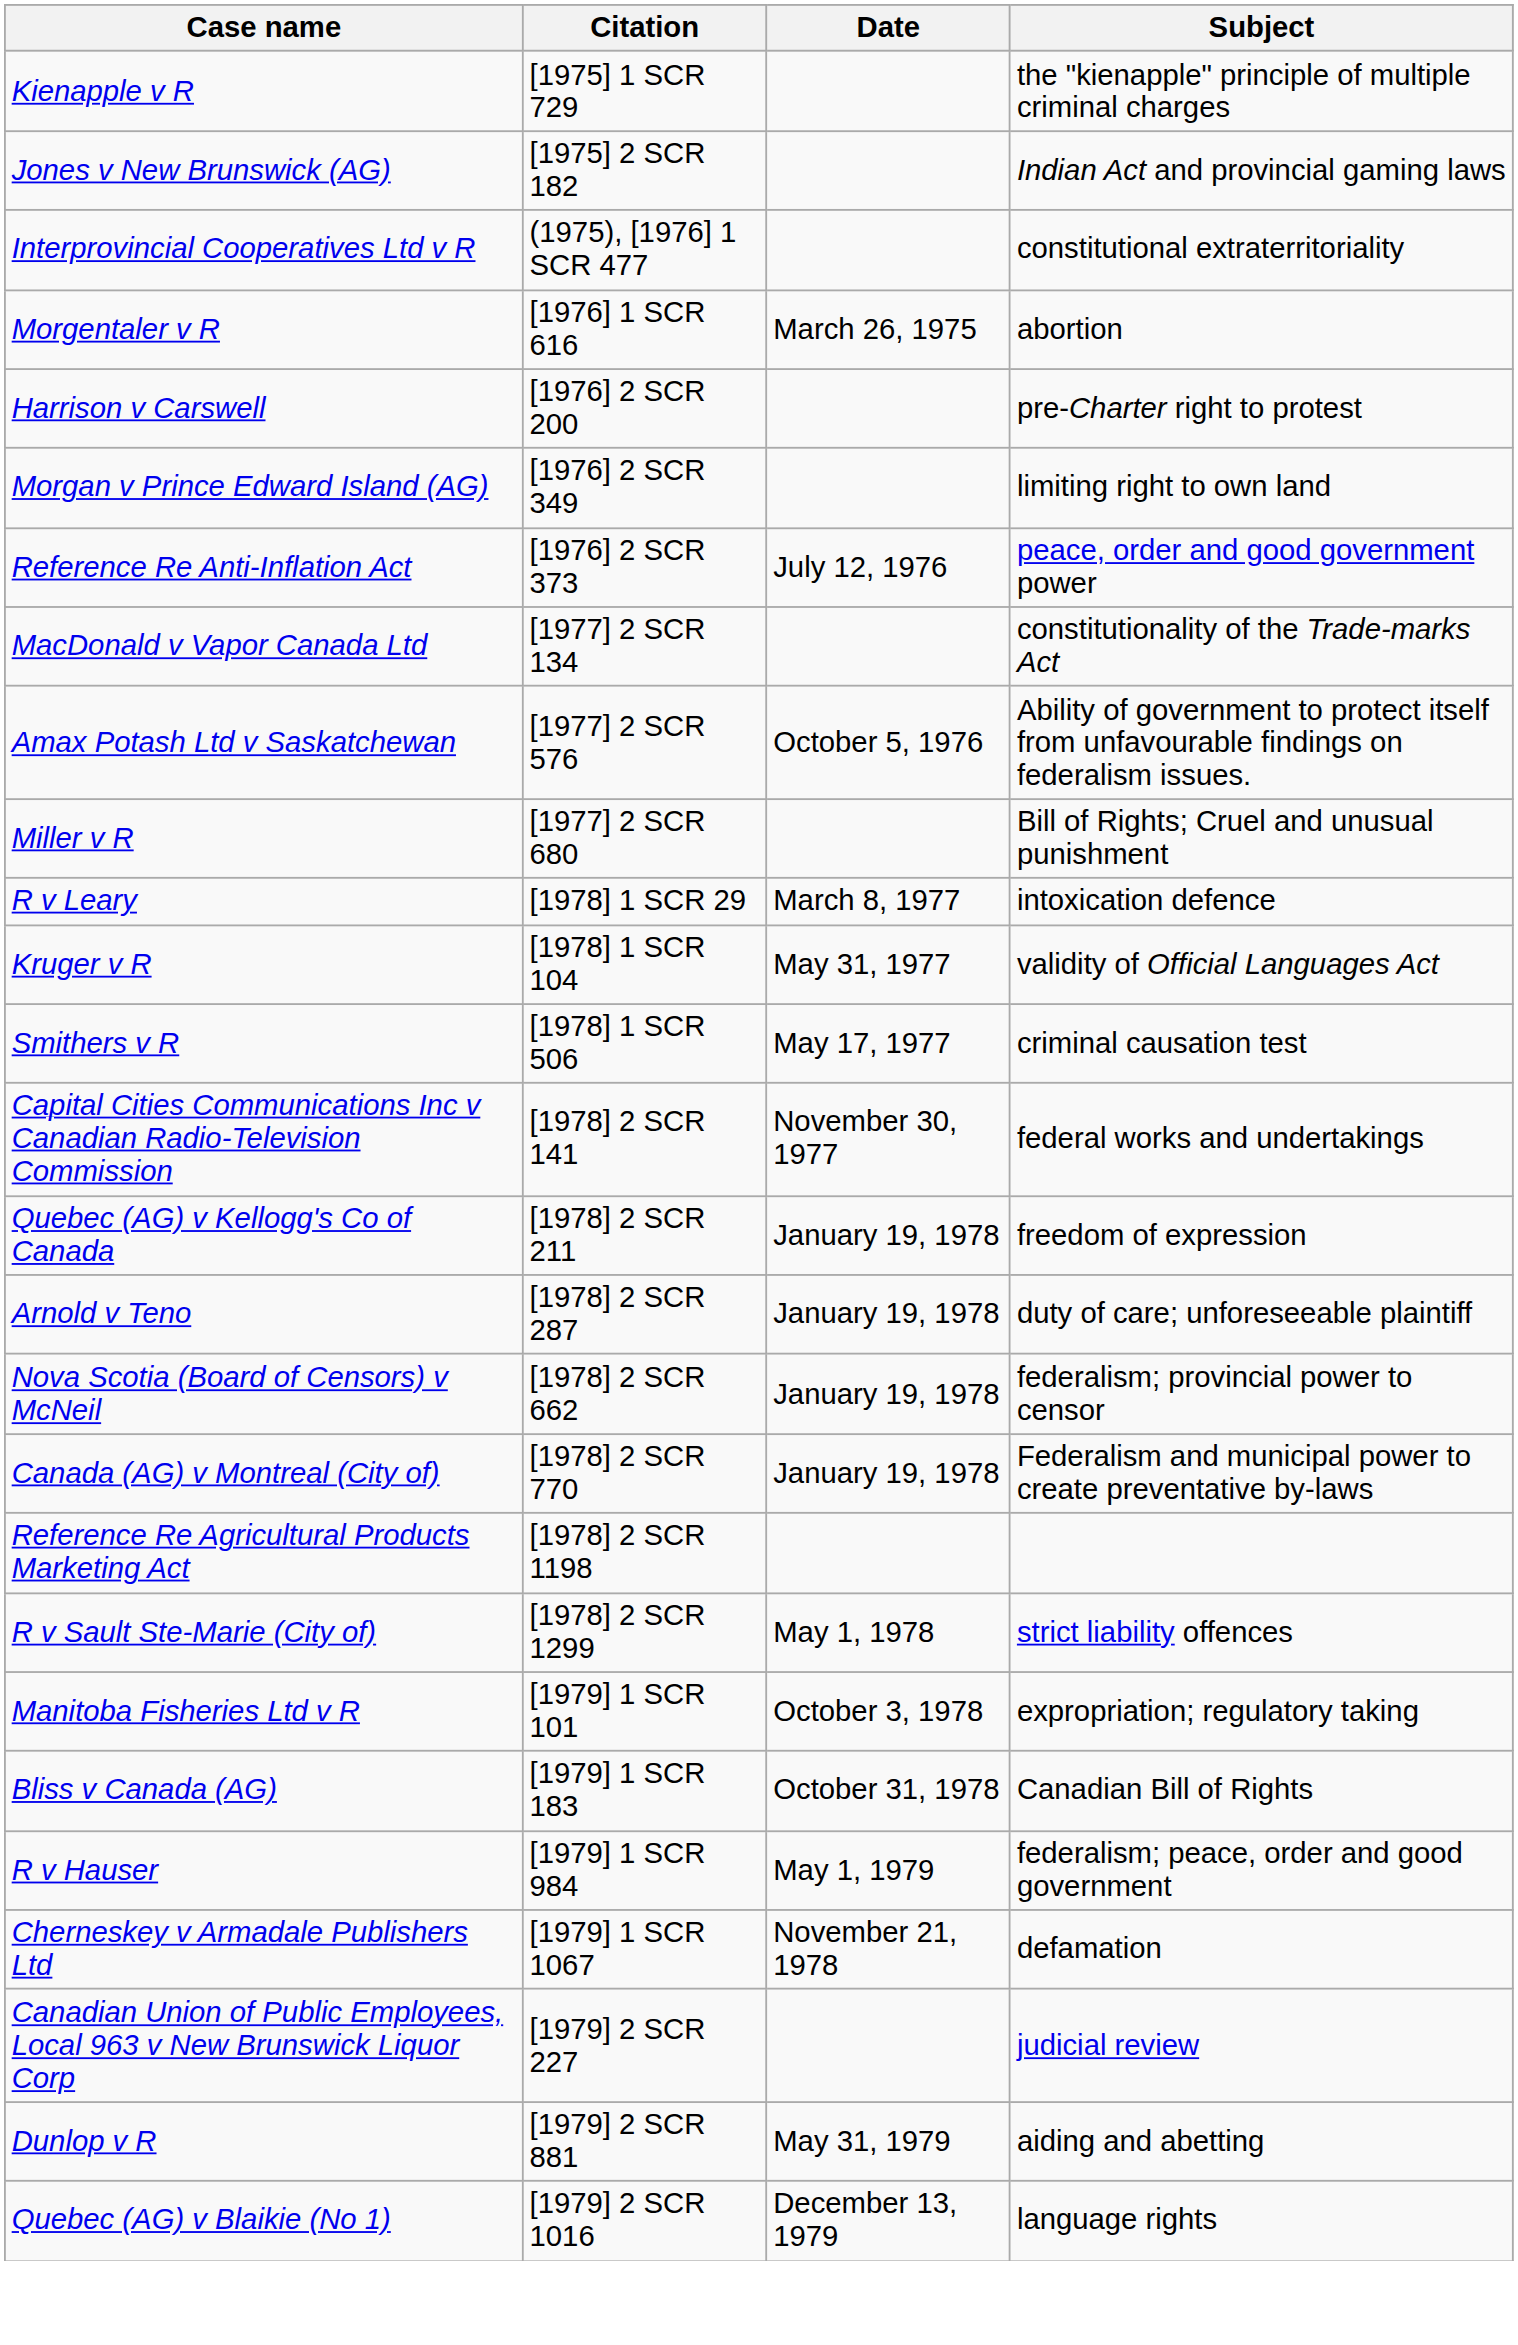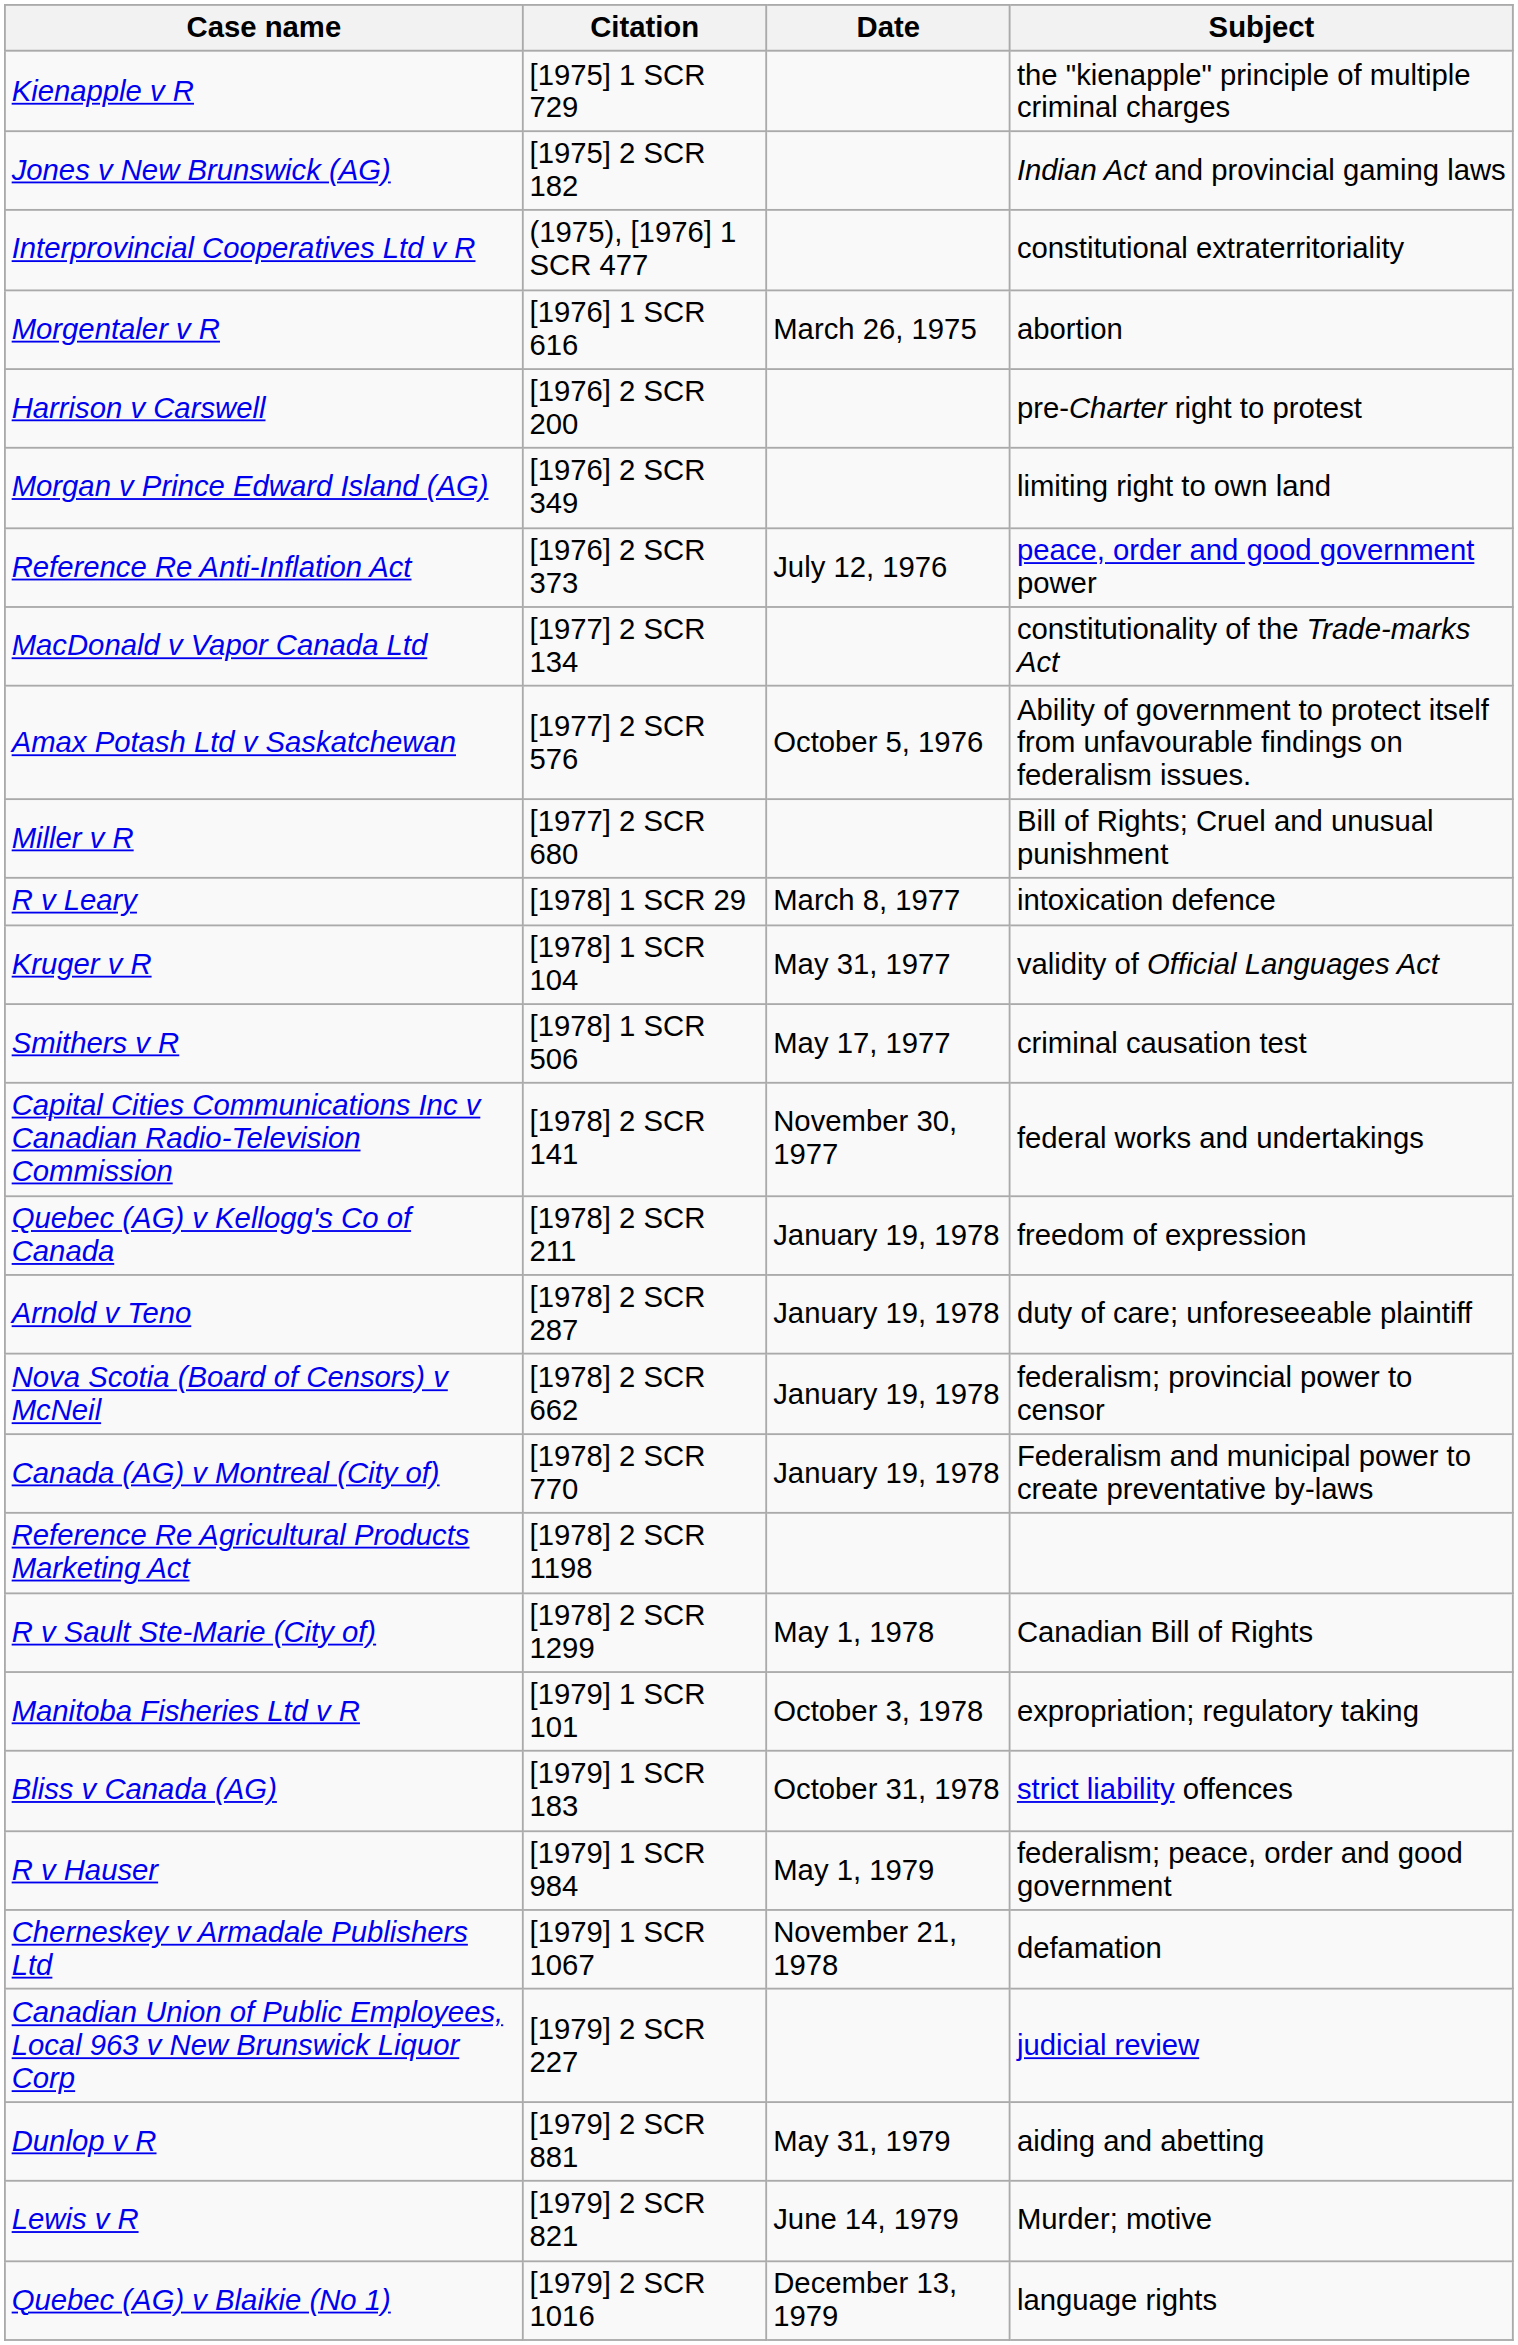(1155, 1631) strict liability offences -> (1165, 1631) Canadian Bill of Rights
(1165, 1790) Canadian Bill of Rights -> (1155, 1790) strict liability offences
+ row: (75, 2220)
